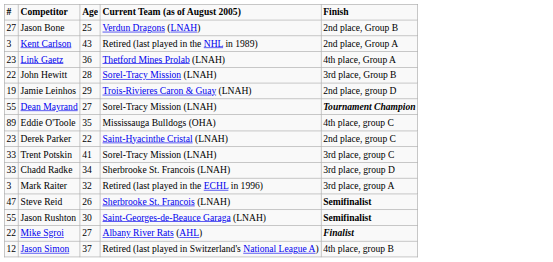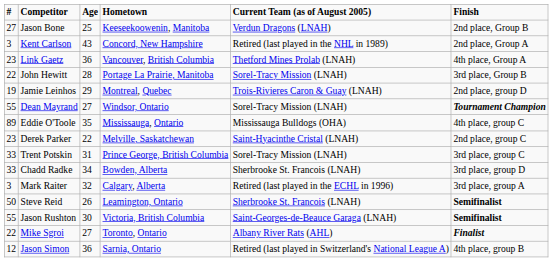+ column: (125, 12)
(87, 154) 41 -> (87, 154) 31
(11, 202) 47 -> (11, 202) 50
(87, 249) 37 -> (87, 249) 36
